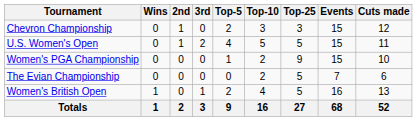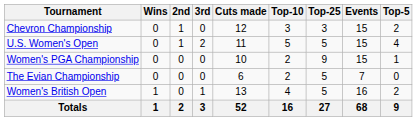columns swapped: (228, 12) <-> (384, 12)
